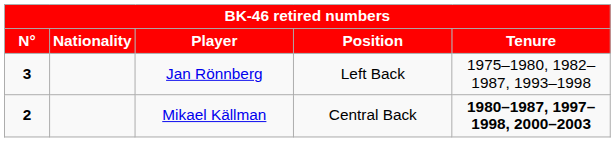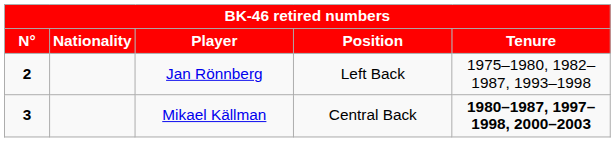(27, 74) 3 -> (27, 74) 2
(27, 115) 2 -> (27, 115) 3
